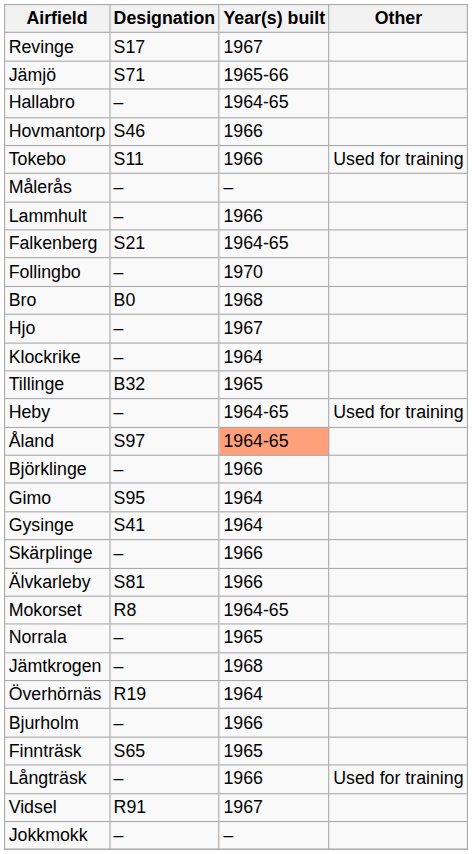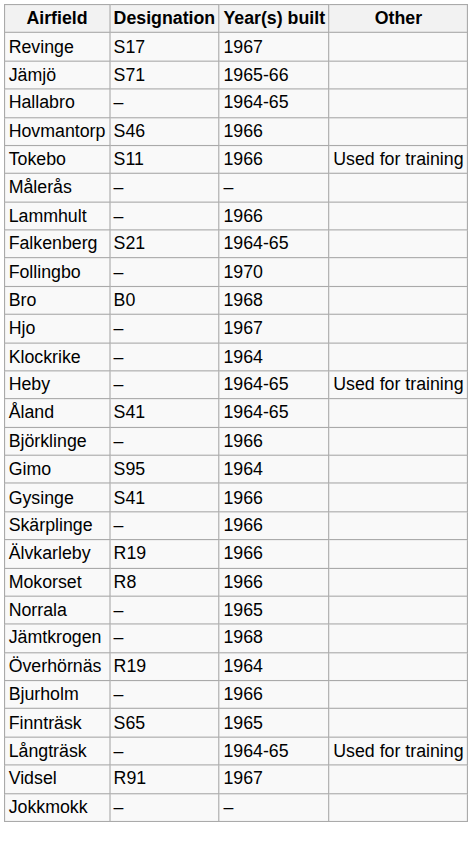- row: (36, 384)
(129, 441) S97 -> (129, 412) S41
(256, 441) lightsalmon background -> (256, 412) no background
(243, 525) 1964 -> (243, 497) 1966
(129, 581) S81 -> (130, 553) R19
(256, 610) 1964-65 -> (243, 581) 1966
(243, 779) 1966 -> (256, 750) 1964-65
